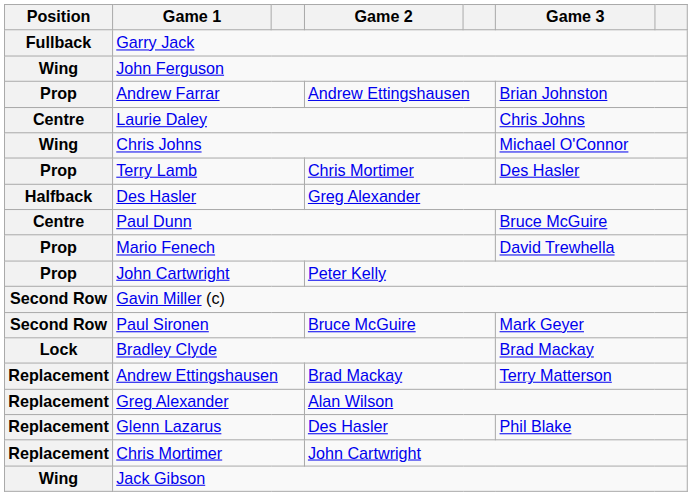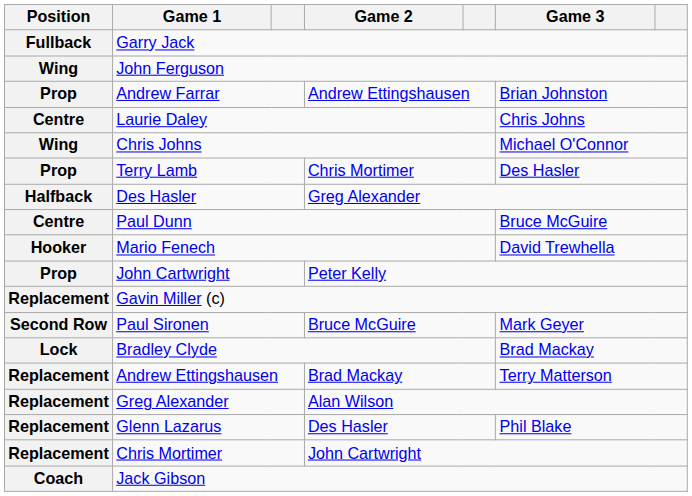(59, 247) Prop -> (59, 247) Hooker
(59, 299) Second Row -> (59, 299) Replacement
(59, 478) Wing -> (59, 478) Coach
